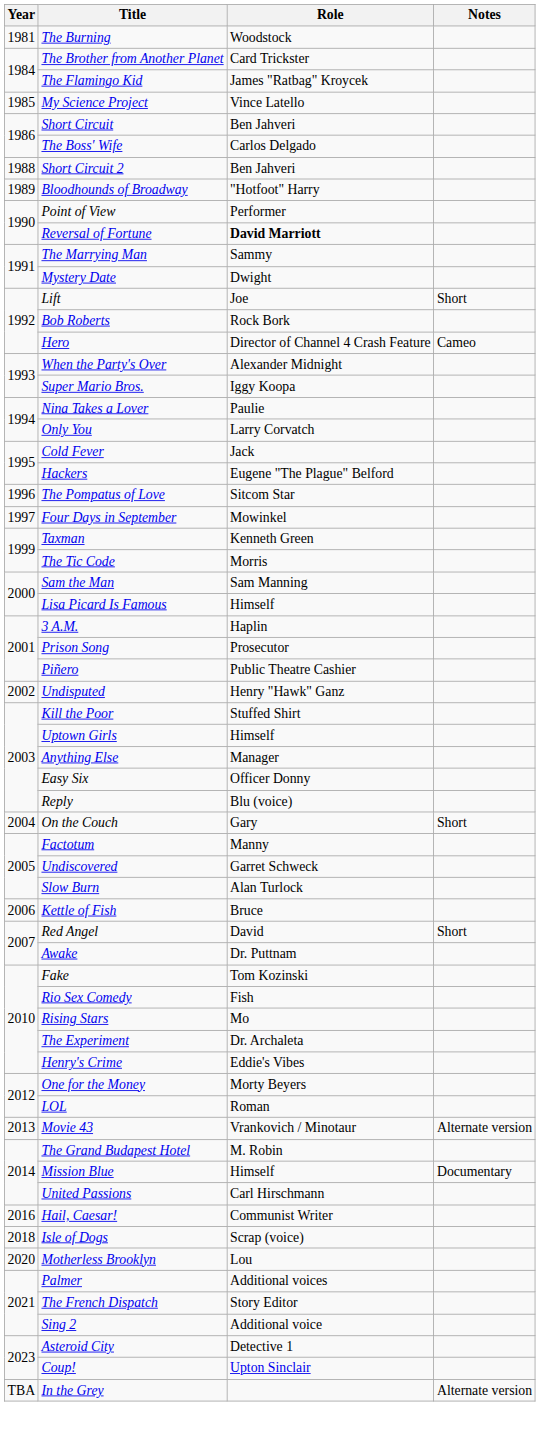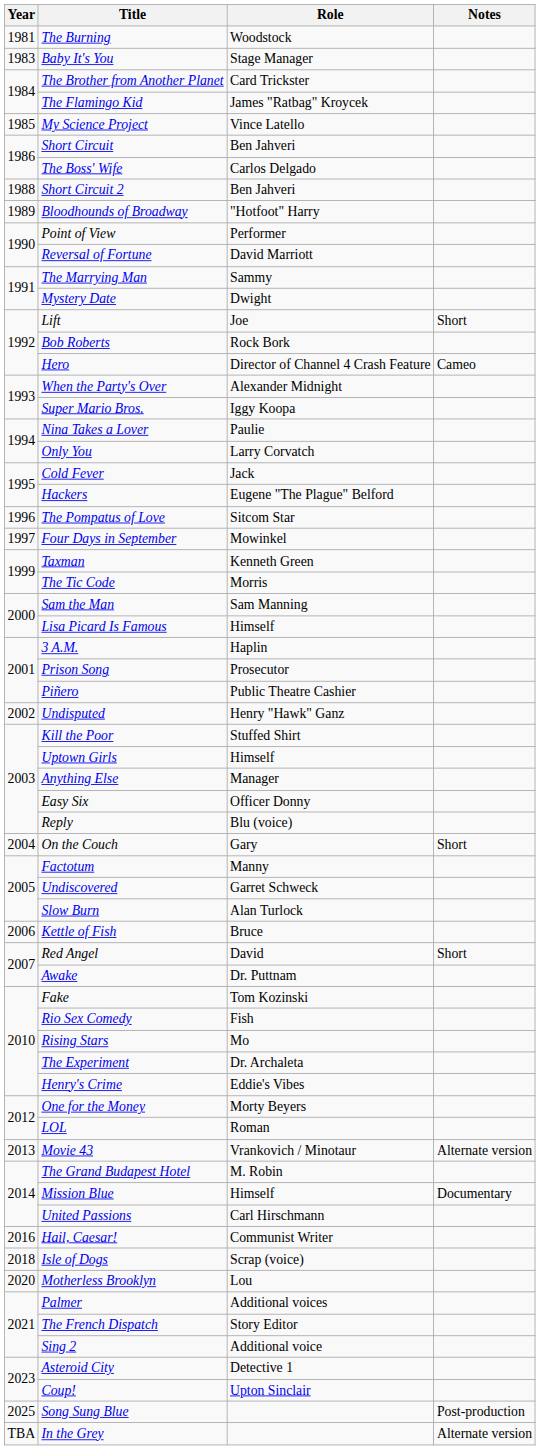+ row: (77, 59)
(275, 233) bold -> (271, 255) normal
+ row: (85, 1412)
